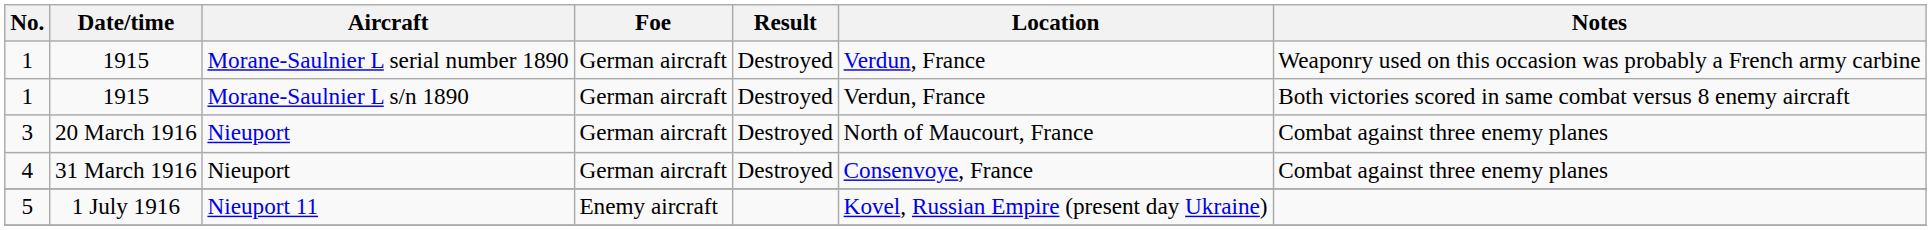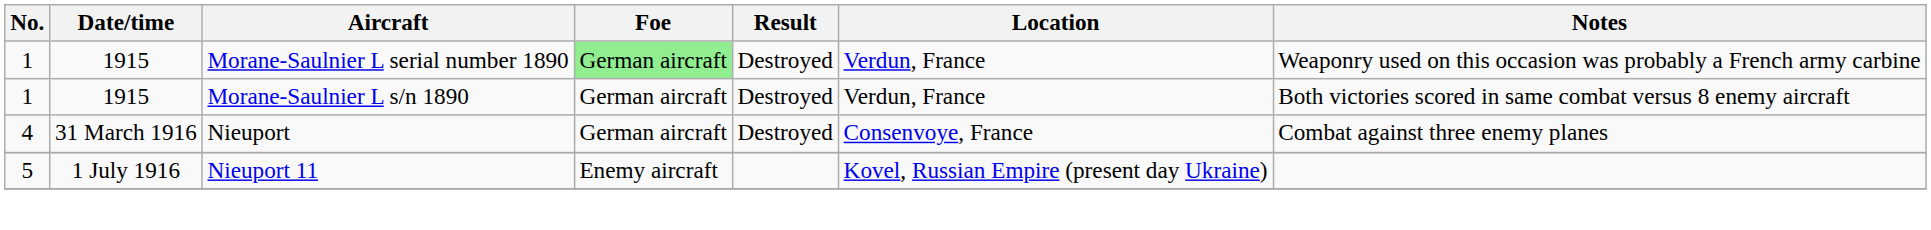(653, 59) no background -> (653, 59) lightgreen background
- row: (27, 133)
